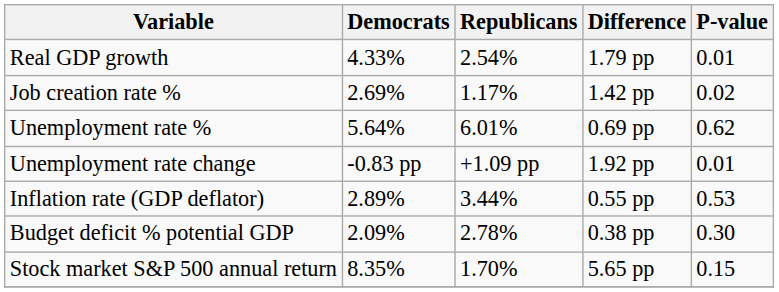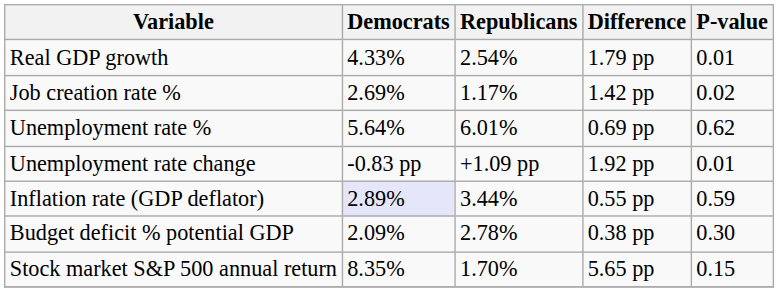(376, 198) no background -> (376, 198) lavender background
(716, 198) 0.53 -> (716, 198) 0.59
